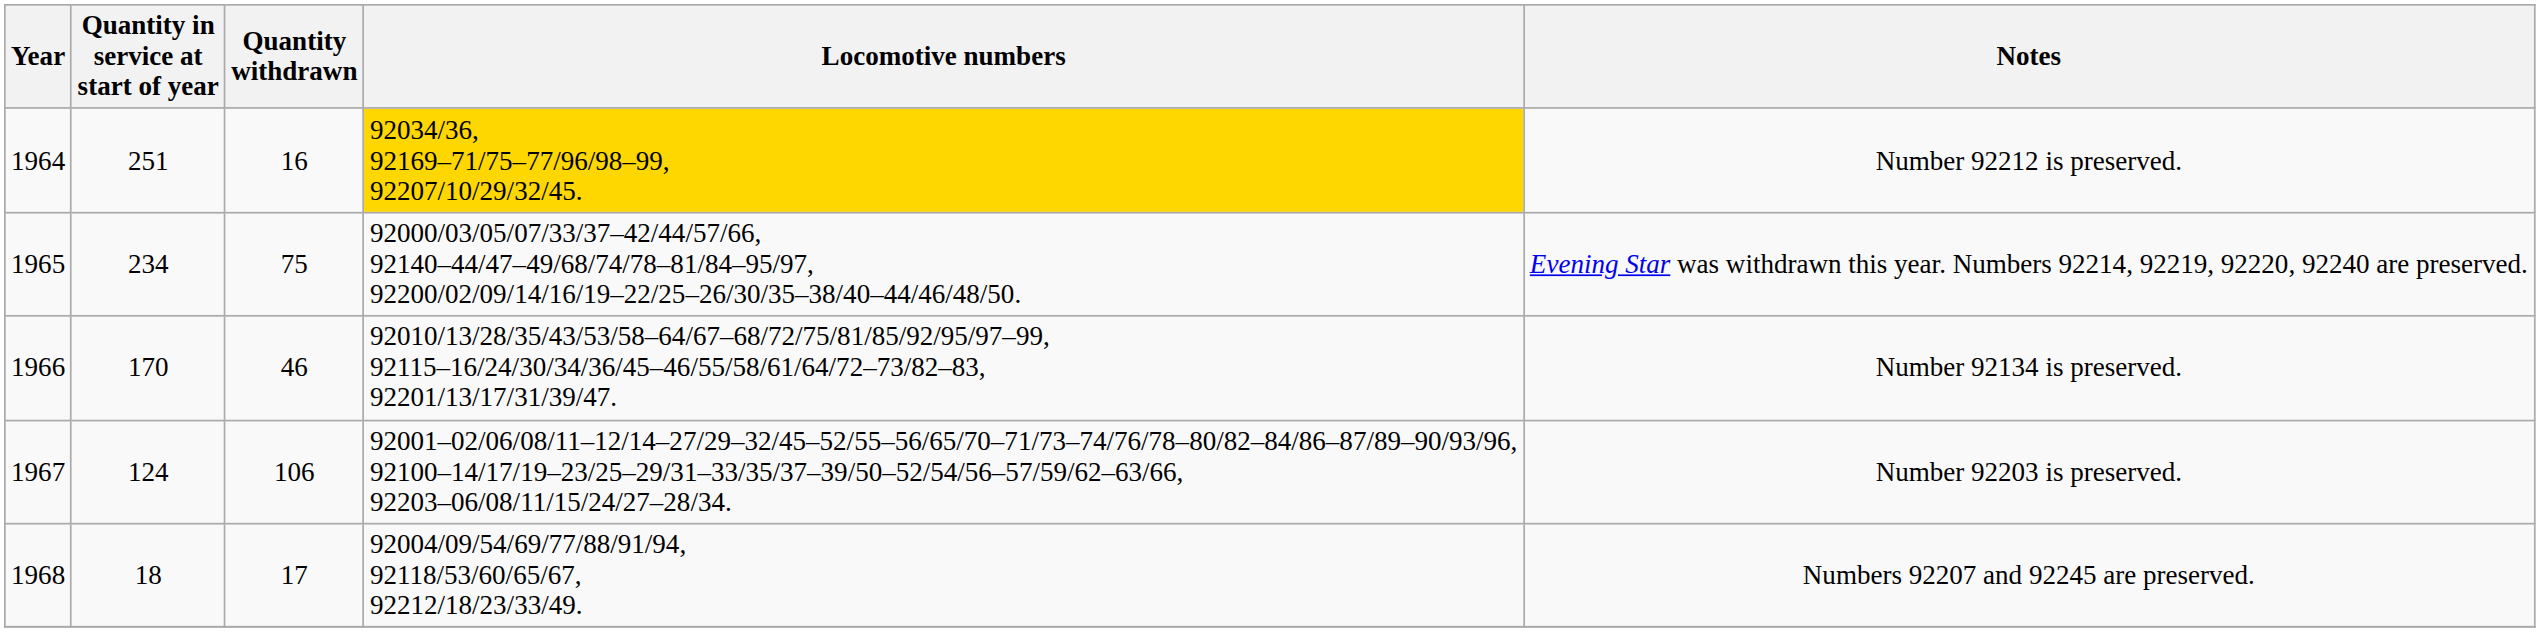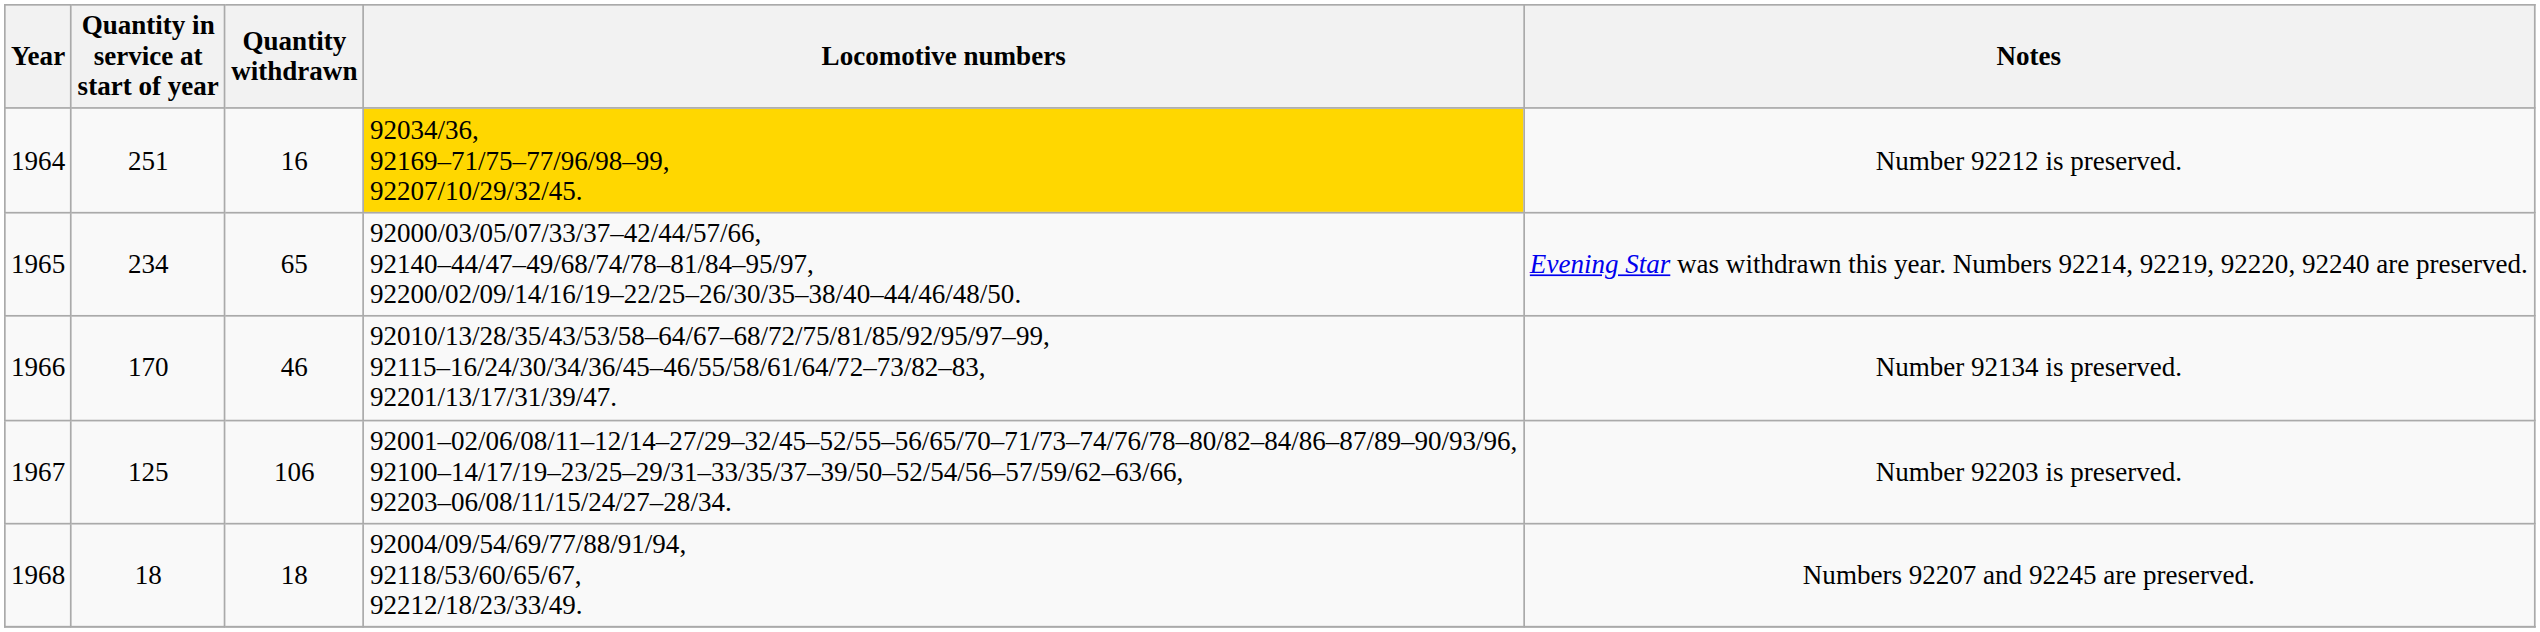(294, 263) 75 -> (294, 263) 65
(148, 471) 124 -> (148, 471) 125
(294, 574) 17 -> (294, 574) 18
